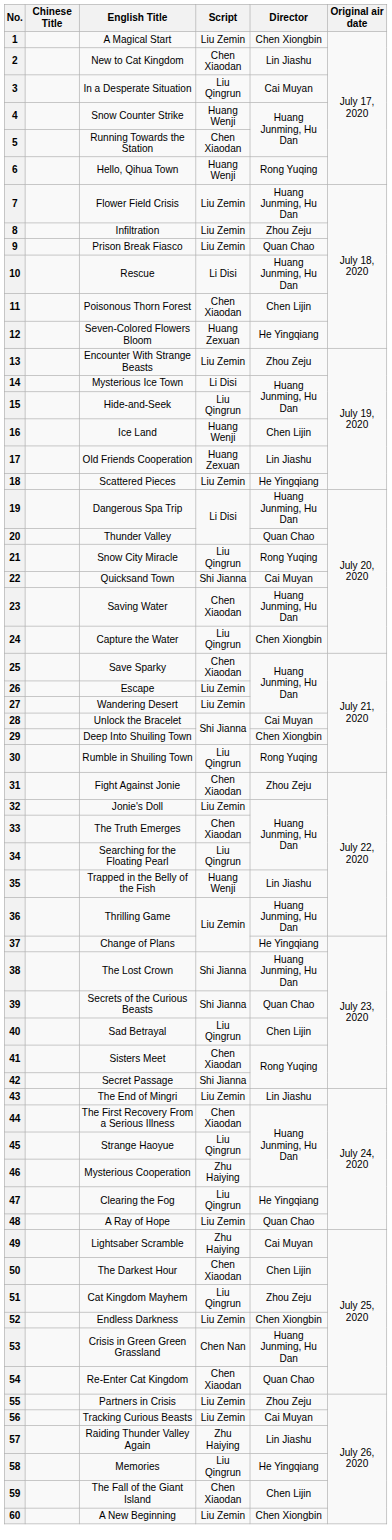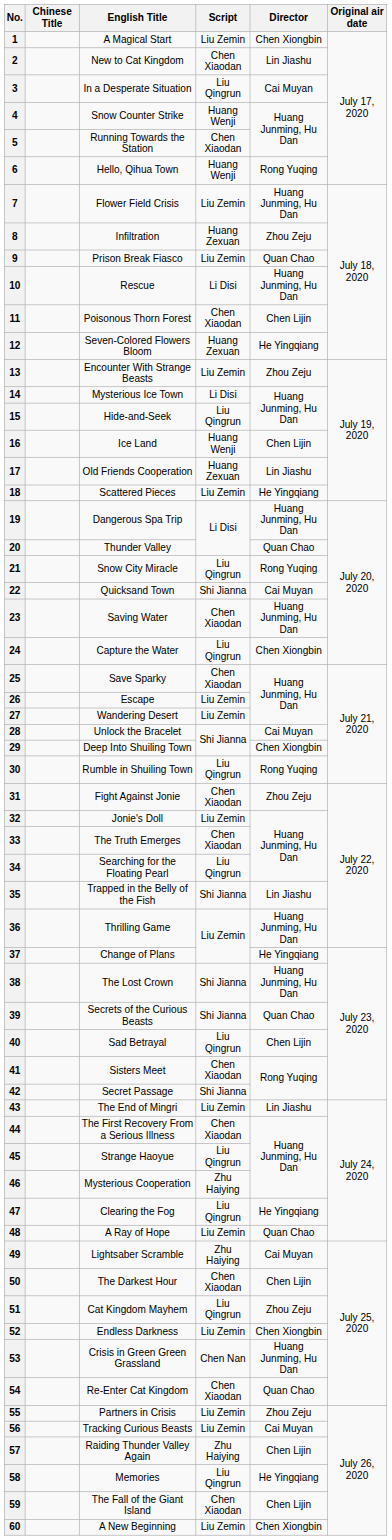(223, 231) Liu Zemin -> (223, 236) Huang Zexuan
(223, 883) Huang Wenji -> (223, 895) Shi Jianna
(289, 1439) Lin Jiashu -> (289, 1451) Chen Lijin
